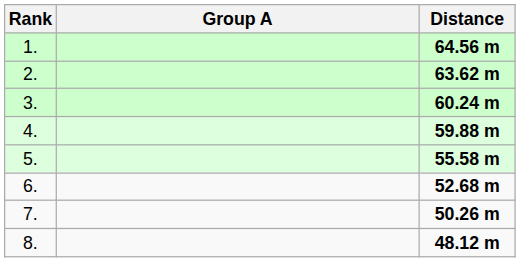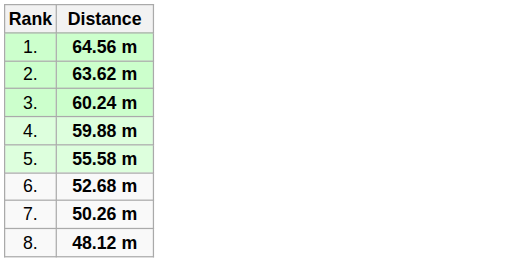- column: (237, 19)
